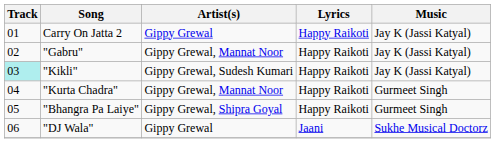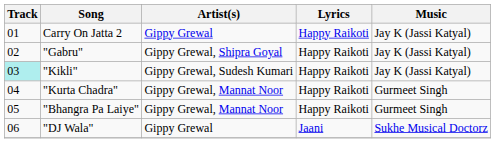(214, 52) Gippy Grewal, Mannat Noor -> (213, 52) Gippy Grewal, Shipra Goyal
(213, 109) Gippy Grewal, Shipra Goyal -> (214, 109) Gippy Grewal, Mannat Noor
